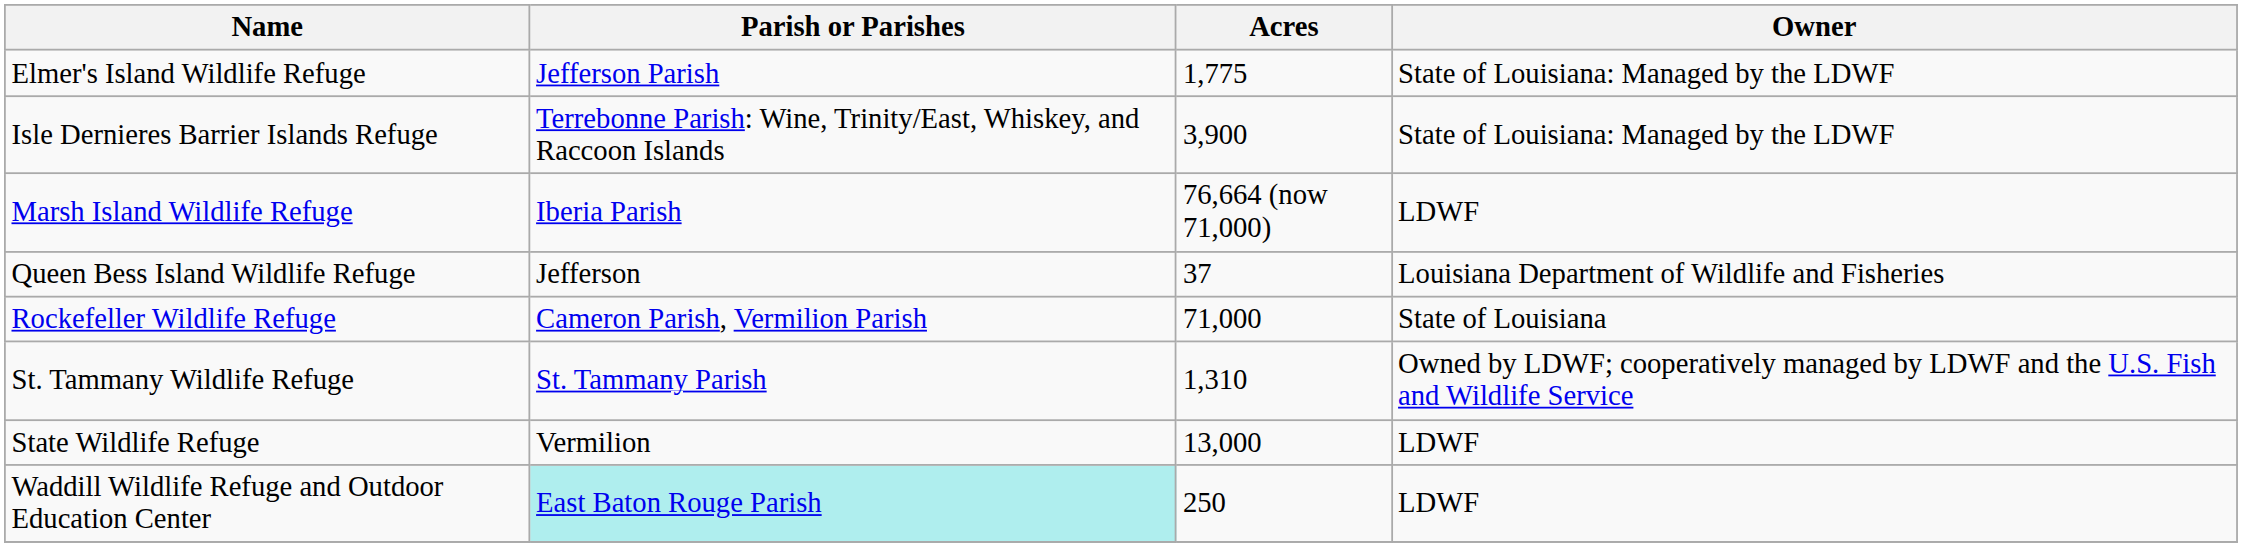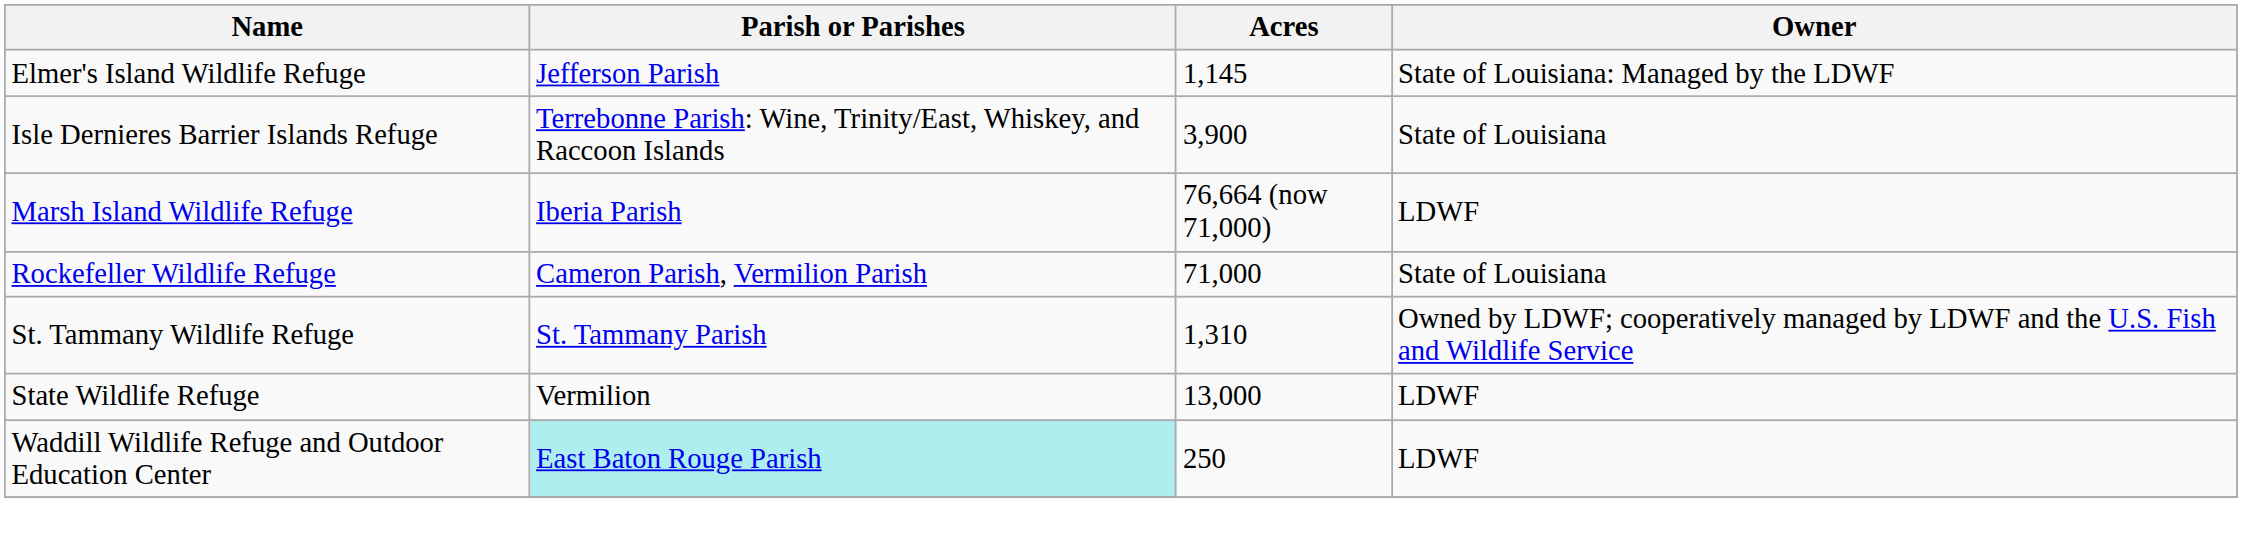(1215, 72) 1,775 -> (1215, 72) 1,145
(1646, 134) State of Louisiana: Managed by the LDWF -> (1502, 134) State of Louisiana
- row: (213, 273)
